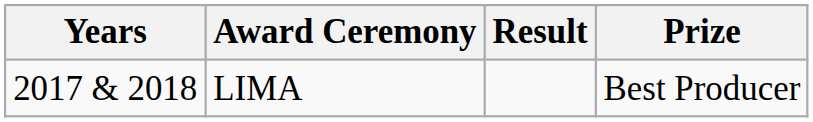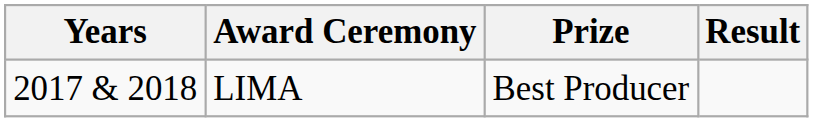columns swapped: (702, 32) <-> (540, 32)
